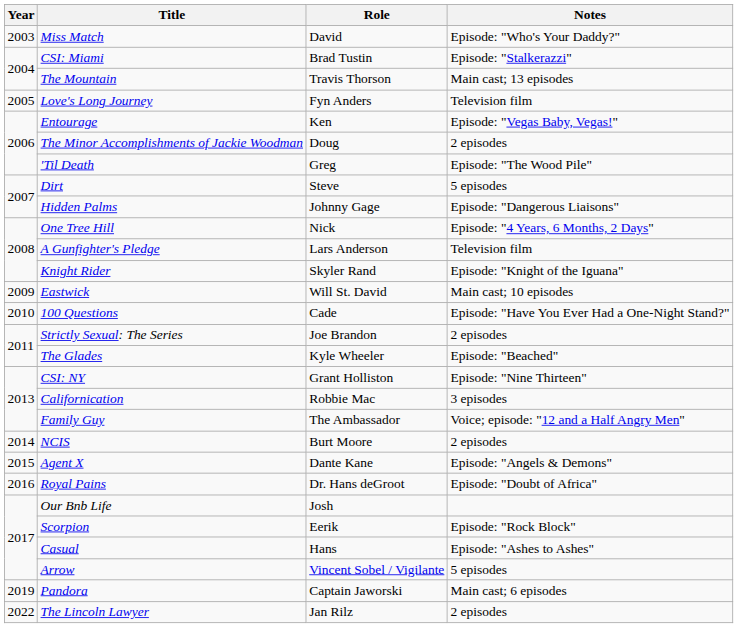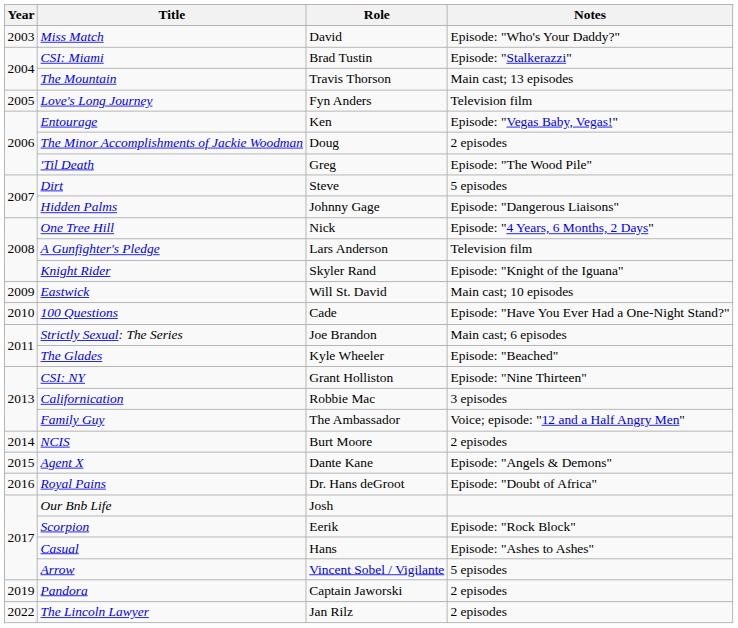(479, 334) 2 episodes -> (509, 334) Main cast; 6 episodes
(509, 590) Main cast; 6 episodes -> (479, 590) 2 episodes
